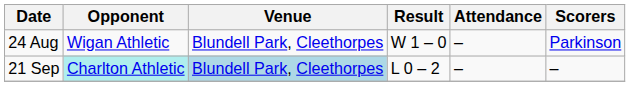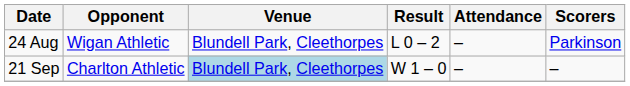(419, 42) W 1 – 0 -> (415, 42) L 0 – 2
(126, 68) paleturquoise background -> (126, 68) no background
(415, 68) L 0 – 2 -> (419, 68) W 1 – 0
